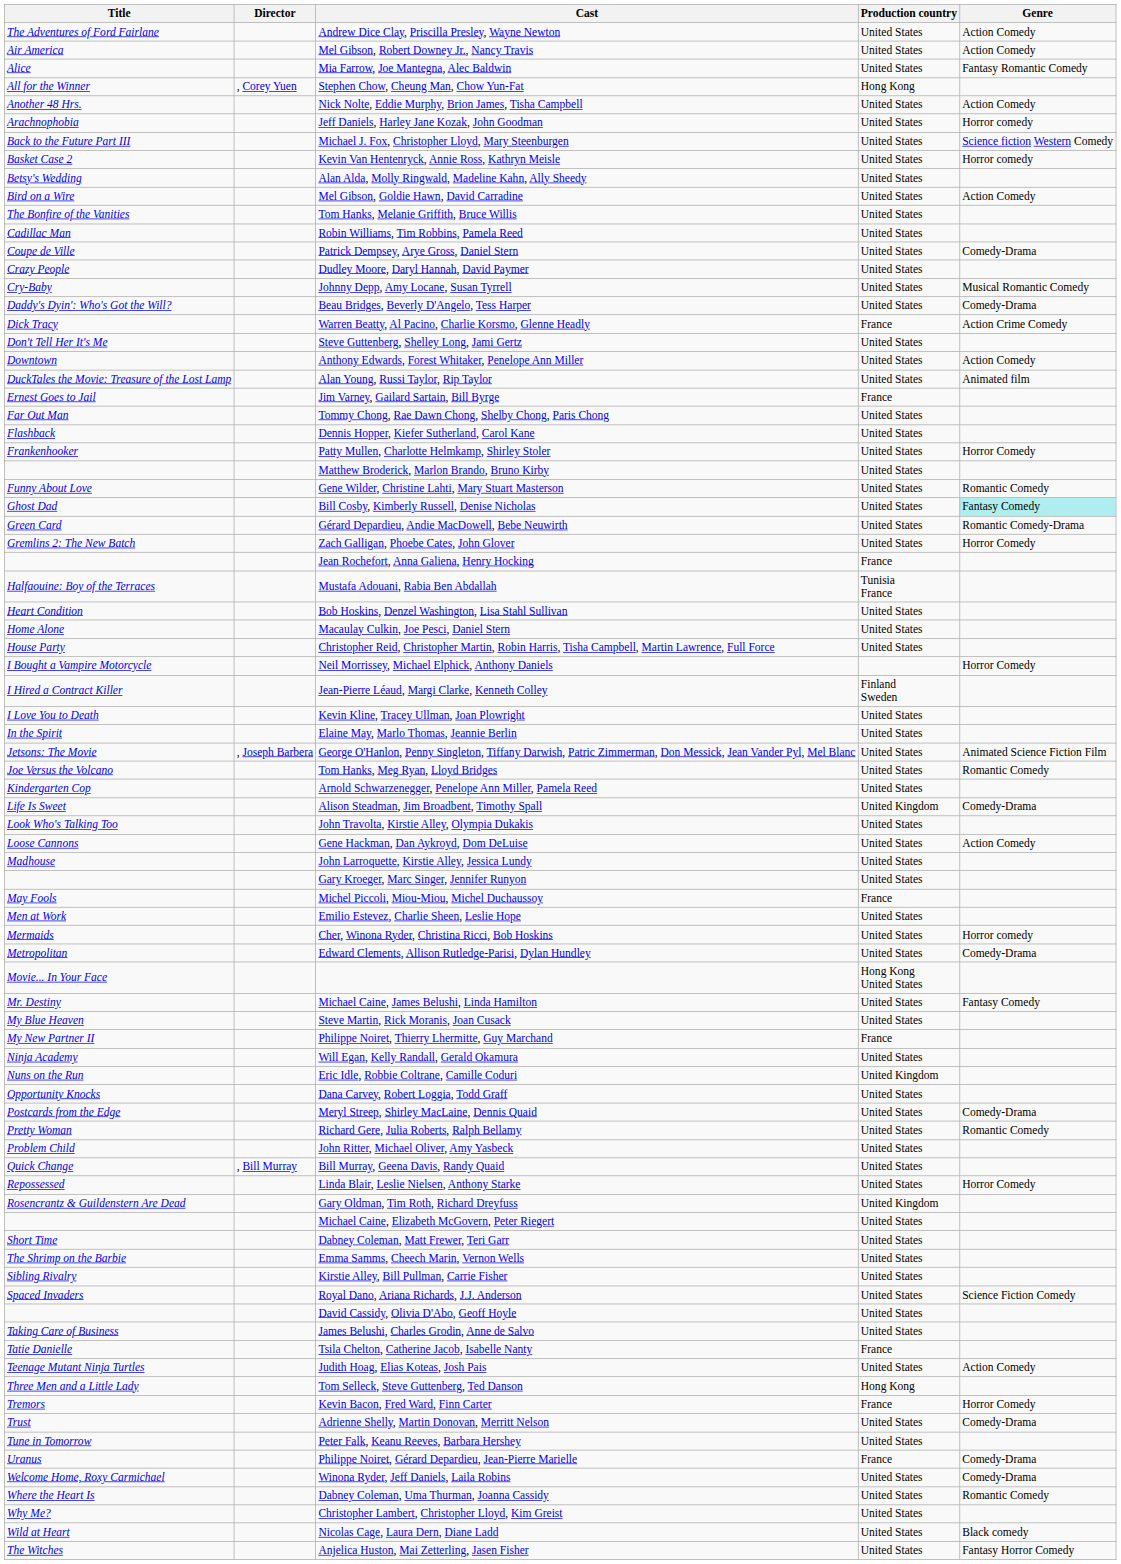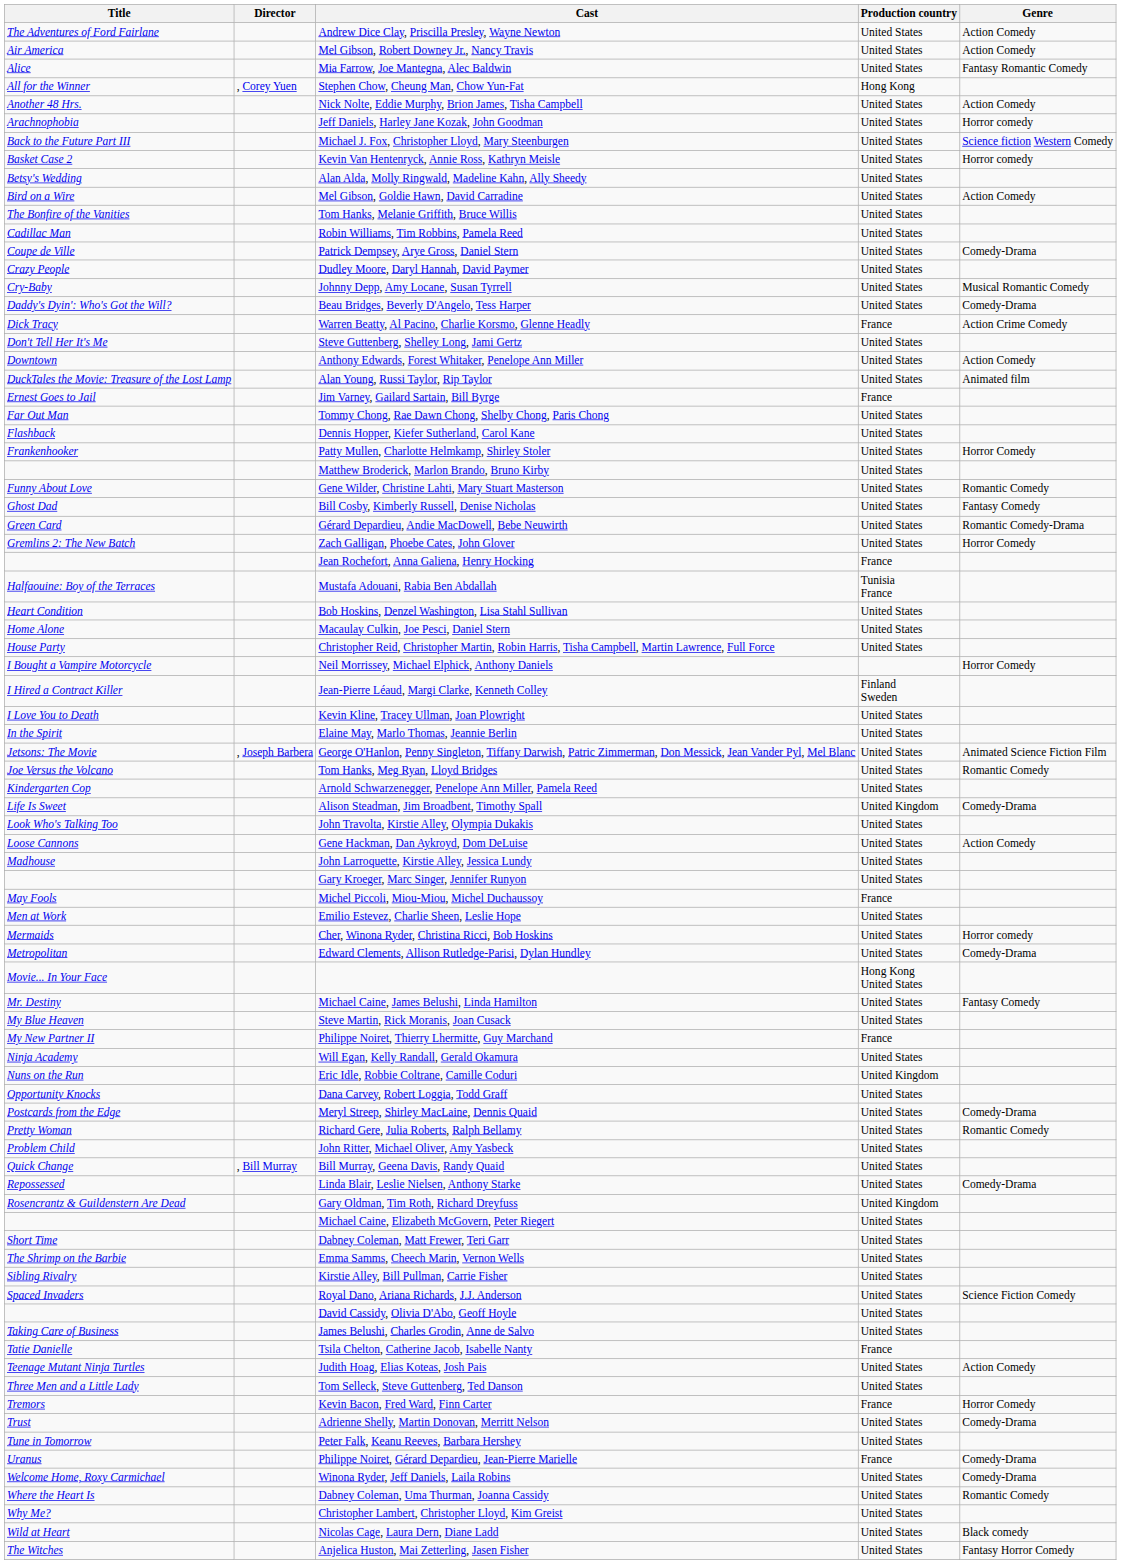(1001, 506) paleturquoise background -> (1001, 506) no background
(999, 1185) Horror Comedy -> (999, 1185) Comedy-Drama
(888, 1386) Hong Kong -> (892, 1386) United States
